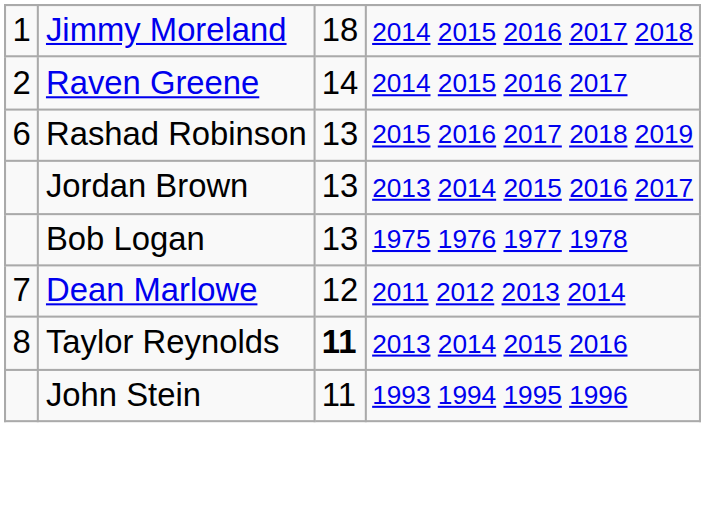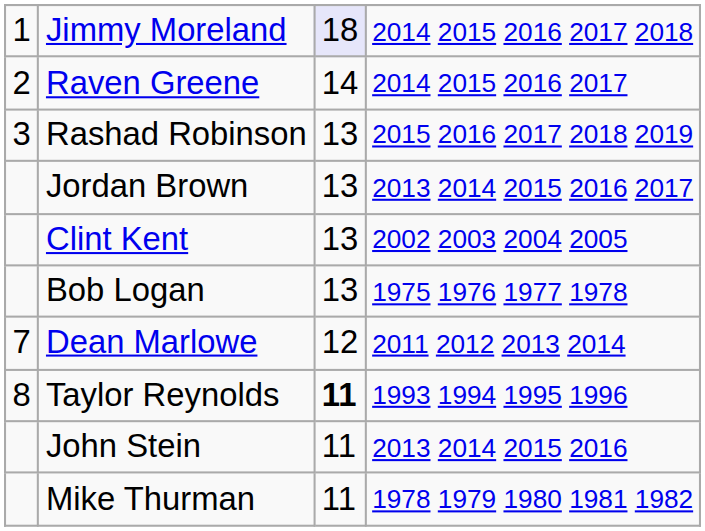(340, 30) no background -> (340, 30) lavender background
(22, 134) 6 -> (22, 134) 3
+ row: (117, 238)
(500, 343) 2013 2014 2015 2016 -> (500, 395) 1993 1994 1995 1996
(500, 395) 1993 1994 1995 1996 -> (500, 447) 2013 2014 2015 2016
+ row: (150, 498)
